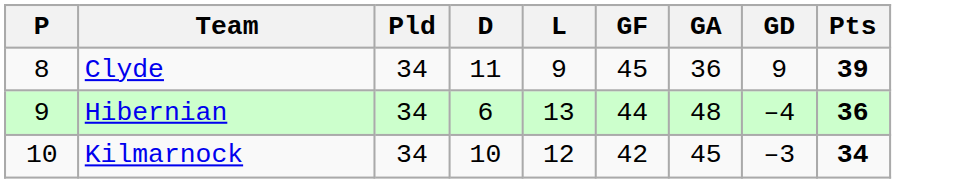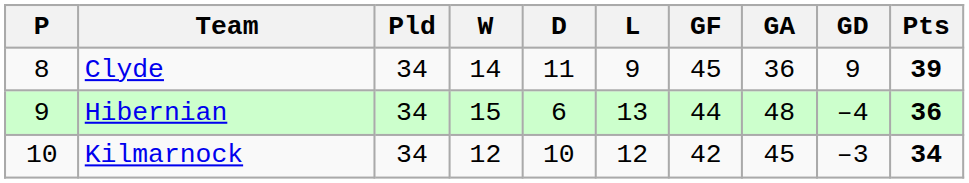+ column: (485, 27)
